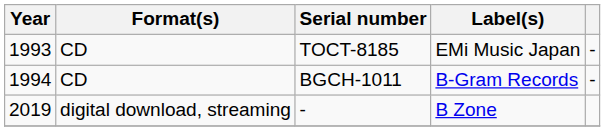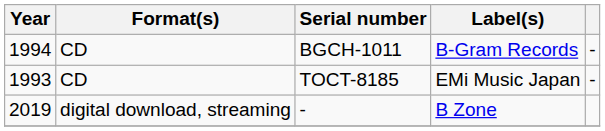rows swapped: (349, 49) <-> (351, 79)
